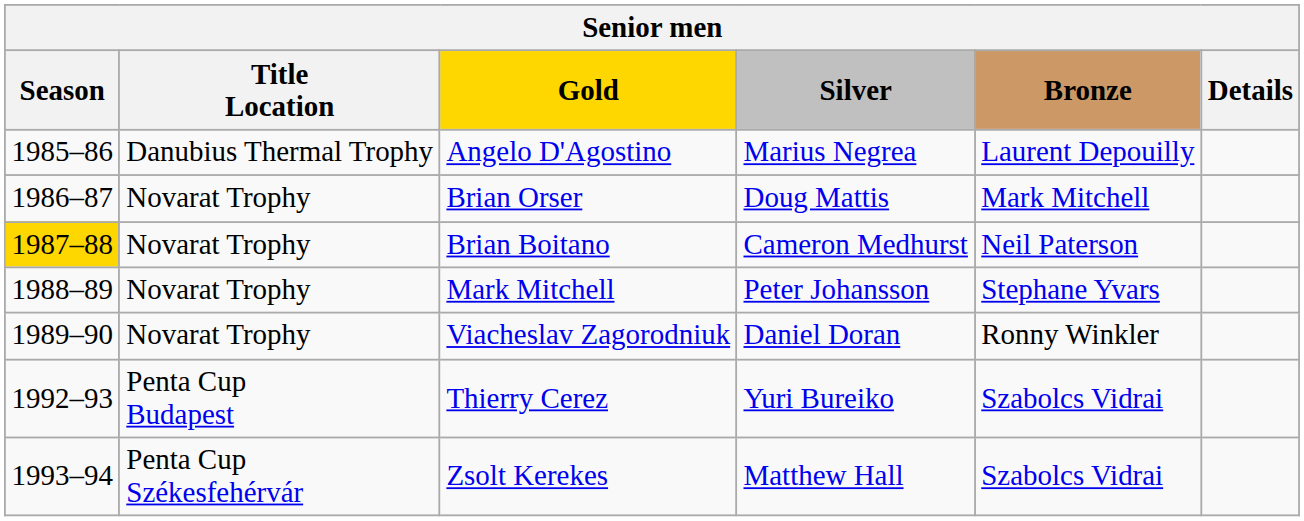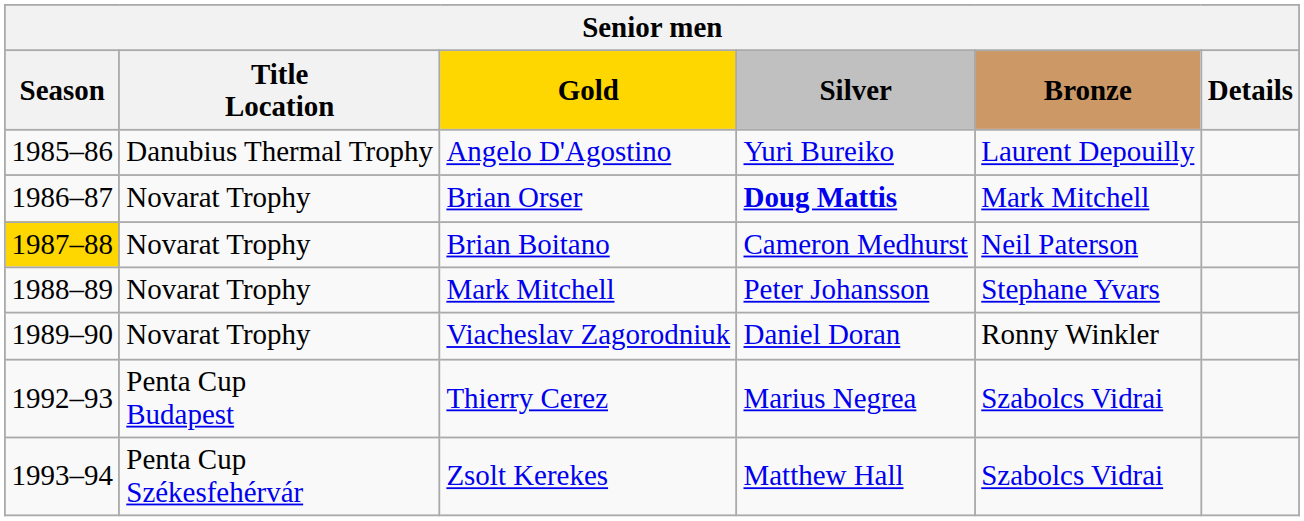(830, 151) Marius Negrea -> (819, 151) Yuri Bureiko
(816, 197) normal -> (820, 197) bold
(819, 397) Yuri Bureiko -> (830, 397) Marius Negrea
